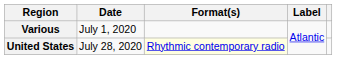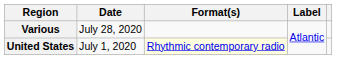(108, 29) July 1, 2020 -> (111, 29) July 28, 2020
(111, 46) July 28, 2020 -> (108, 46) July 1, 2020
